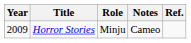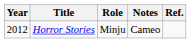(17, 29) 2009 -> (17, 29) 2012
